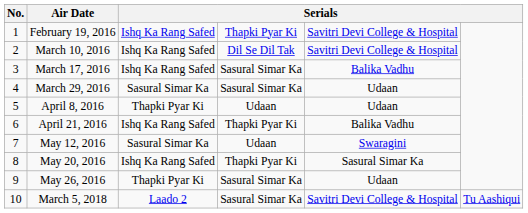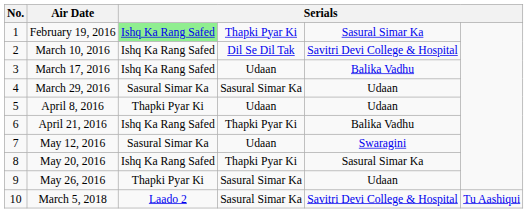(168, 32) no background -> (168, 32) lightgreen background
(383, 32) Savitri Devi College & Hospital -> (383, 32) Sasural Simar Ka
(261, 69) Sasural Simar Ka -> (261, 69) Udaan
